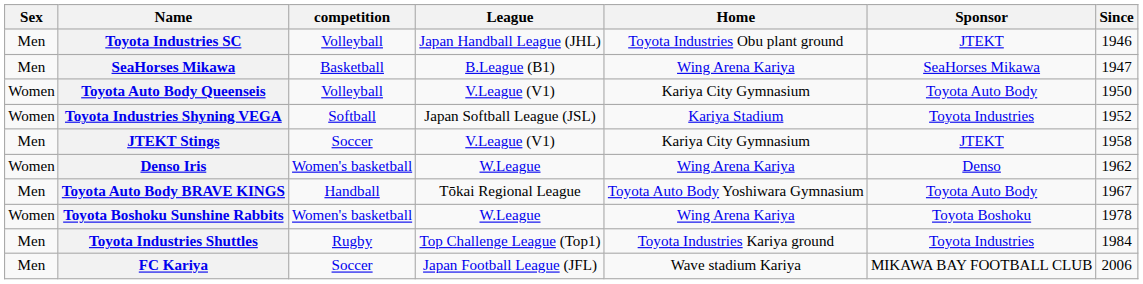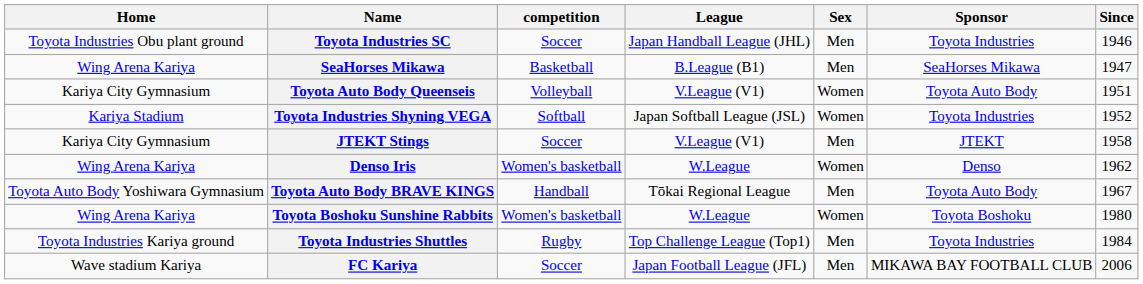columns swapped: (31, 16) <-> (736, 16)
(352, 41) Volleyball -> (561, 41) Soccer
(982, 41) JTEKT -> (982, 41) Toyota Industries
(1117, 91) 1950 -> (1117, 91) 1951
(1117, 215) 1978 -> (1117, 215) 1980
